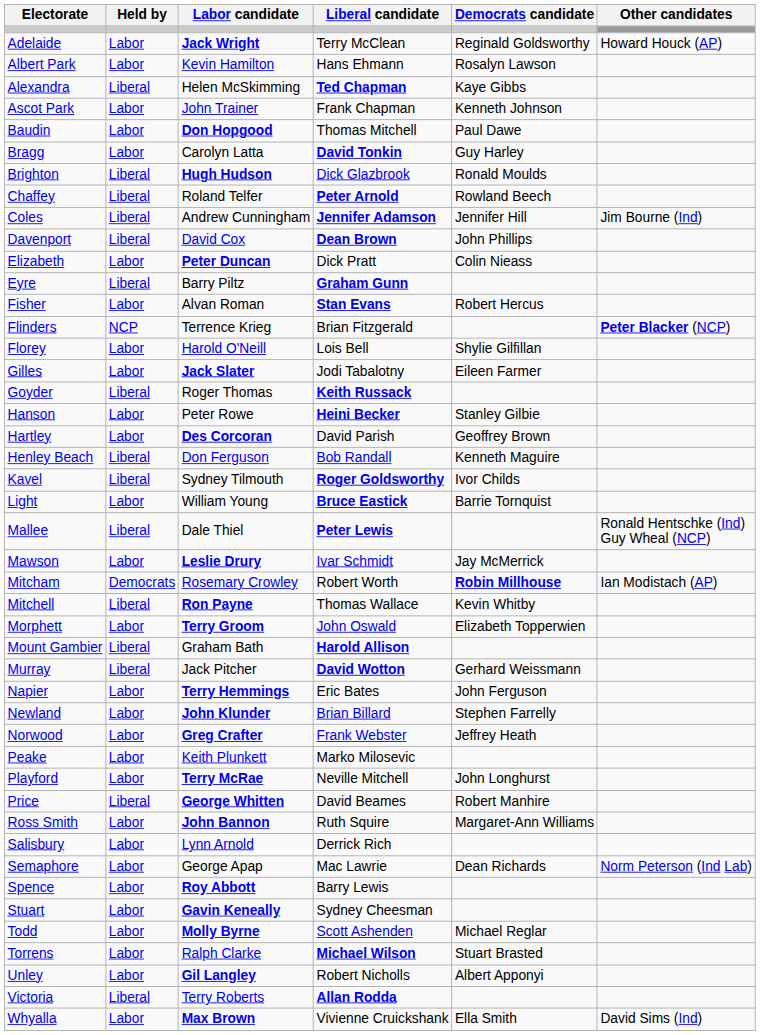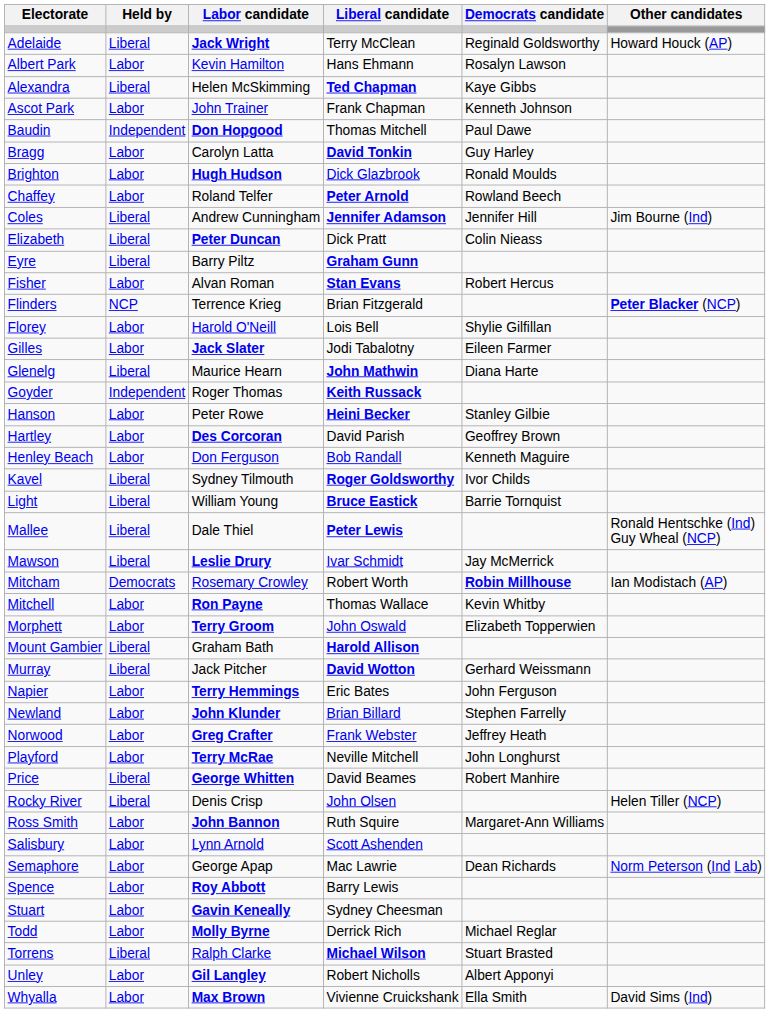(126, 43) Labor -> (129, 43) Liberal
(126, 130) Labor -> (147, 130) Independent
(129, 174) Liberal -> (126, 174) Labor
(129, 196) Liberal -> (126, 196) Labor
- row: (39, 239)
(126, 261) Labor -> (129, 239) Liberal
+ row: (31, 370)
(129, 392) Liberal -> (147, 392) Independent
(129, 458) Liberal -> (126, 458) Labor
(126, 501) Labor -> (129, 501) Liberal
(126, 560) Labor -> (129, 560) Liberal
(129, 604) Liberal -> (126, 604) Labor
- row: (27, 757)
+ row: (45, 801)
(354, 844) Derrick Rich -> (375, 844) Scott Ashenden
(365, 931) Scott Ashenden -> (364, 931) Derrick Rich
(126, 953) Labor -> (129, 953) Liberal
- row: (30, 997)
